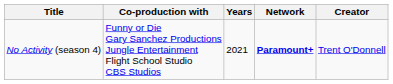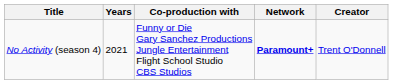columns swapped: (239, 12) <-> (164, 12)
